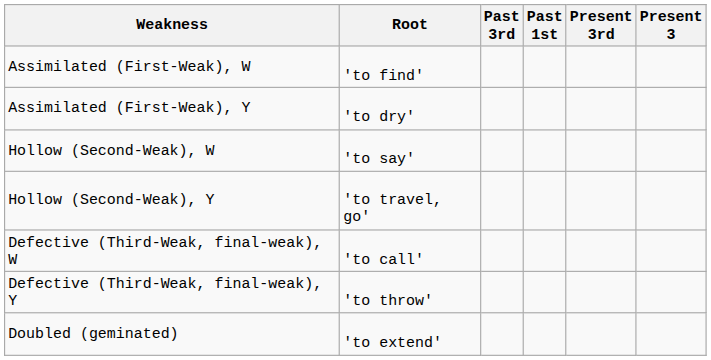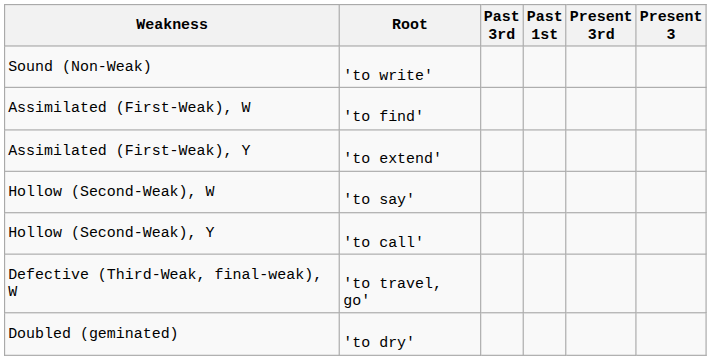+ row: (80, 67)
(379, 117) 'to dry' -> (393, 159) 'to extend'
(393, 209) 'to travel, go' -> (384, 242) 'to call'
(384, 259) 'to call' -> (393, 292) 'to travel, go'
- row: (165, 292)
(393, 343) 'to extend' -> (379, 343) 'to dry'
